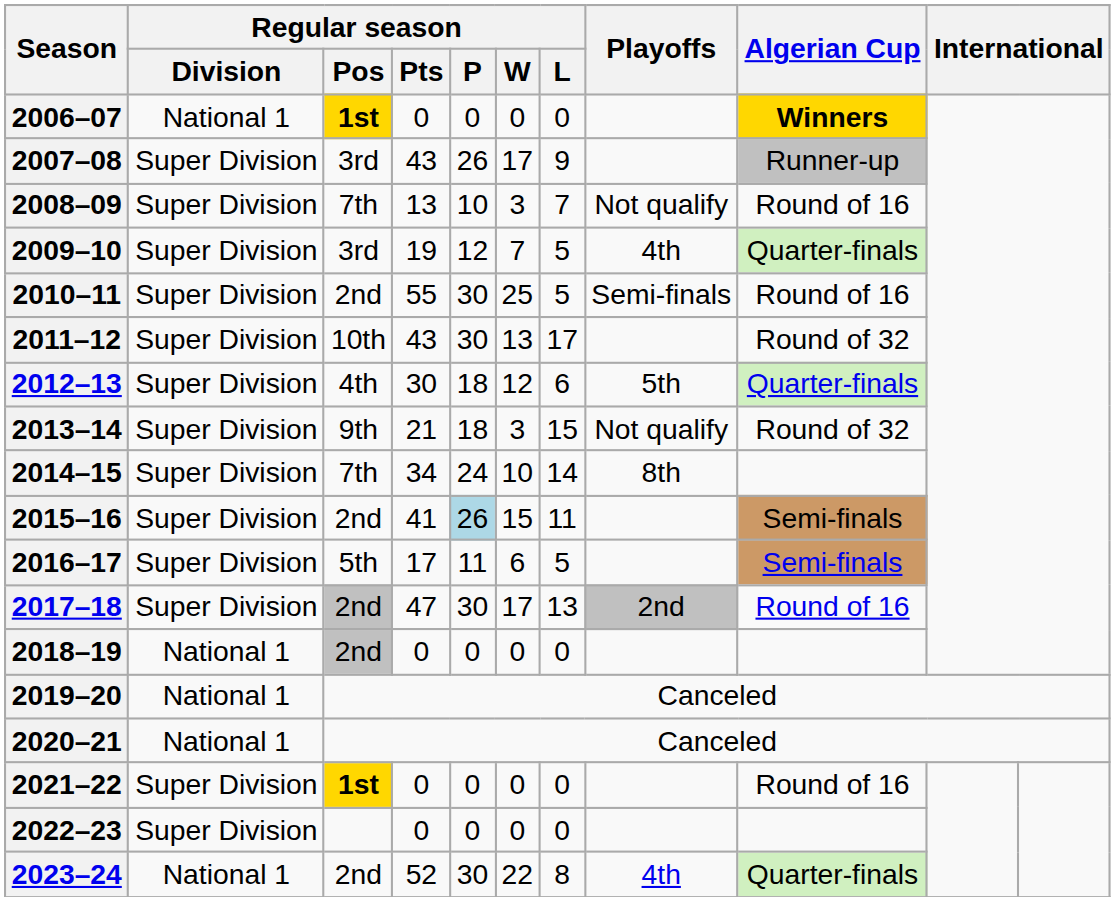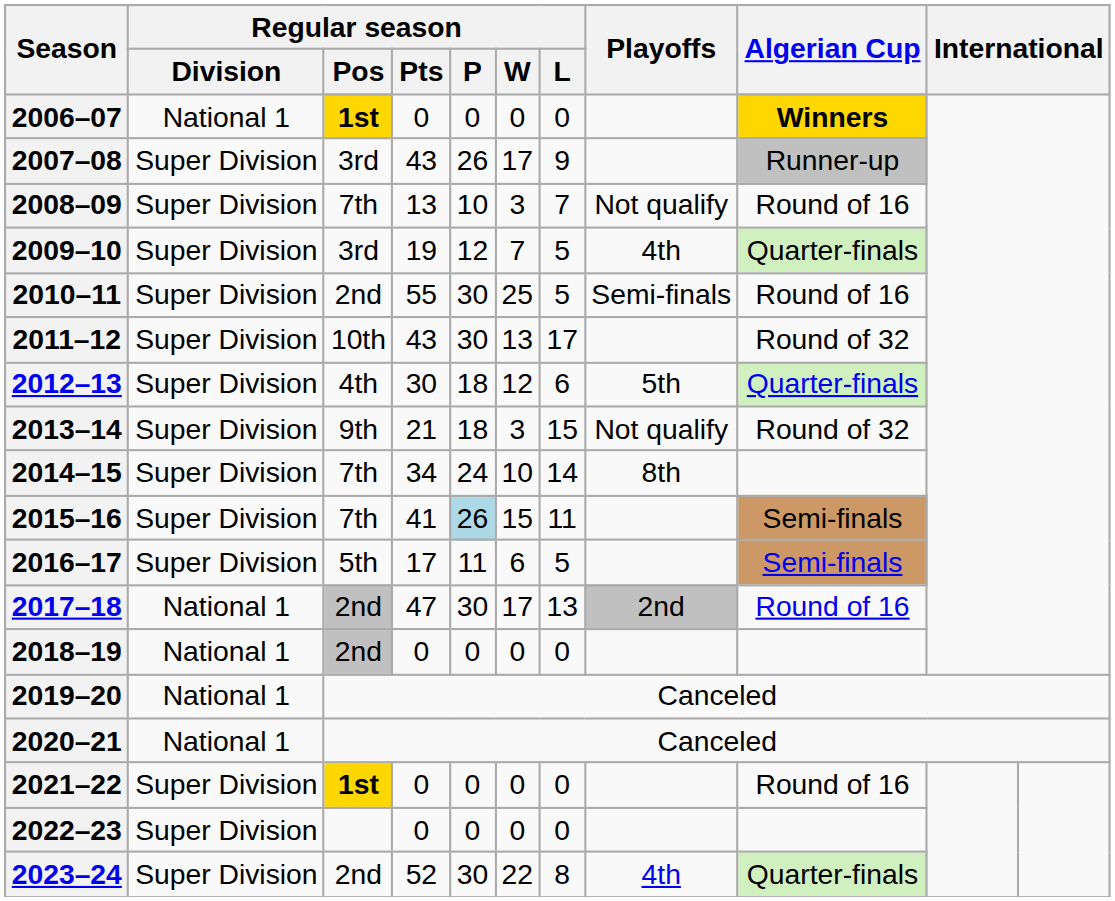(358, 517) 2nd -> (358, 517) 7th
(226, 607) Super Division -> (226, 607) National 1
(226, 874) National 1 -> (226, 874) Super Division
